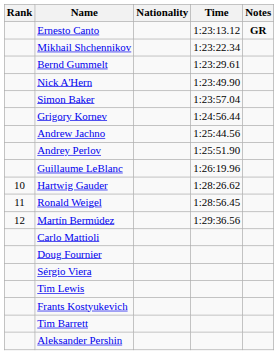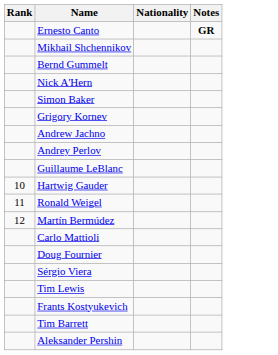- column: (217, 13)
